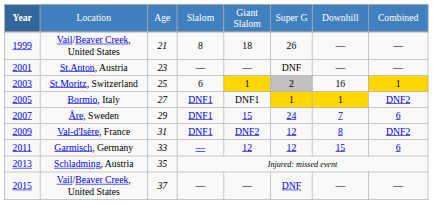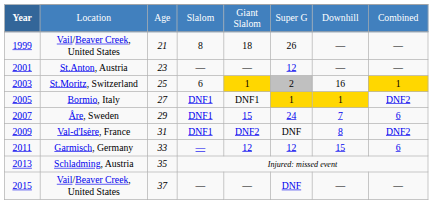(291, 67) DNF -> (291, 67) 12
(291, 131) 12 -> (291, 131) DNF
